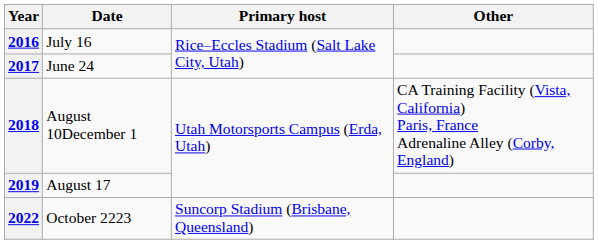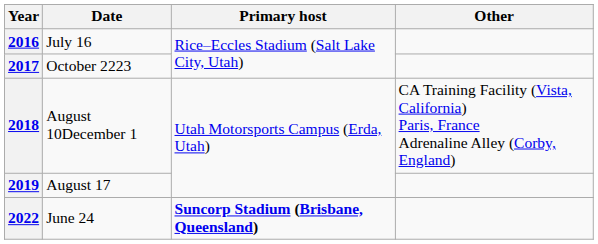(70, 66) June 24 -> (89, 66) October 2223
(89, 218) October 2223 -> (70, 218) June 24
(263, 218) normal -> (269, 218) bold
